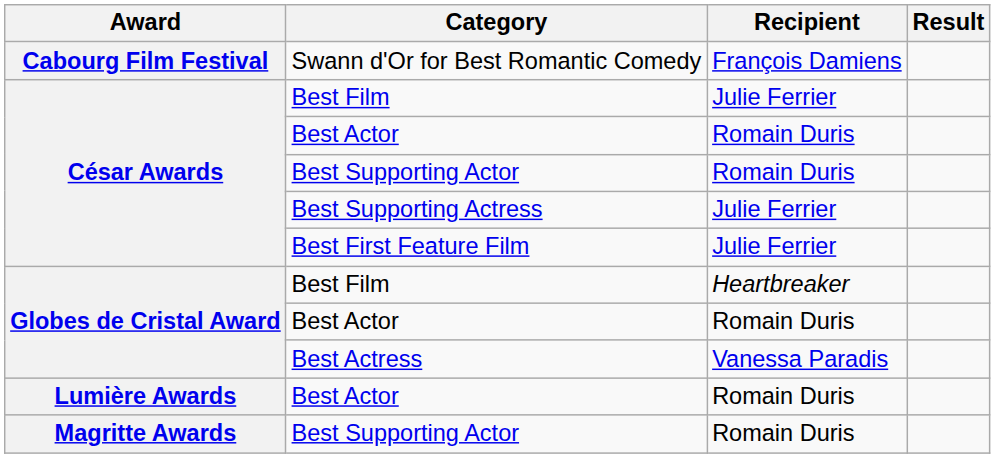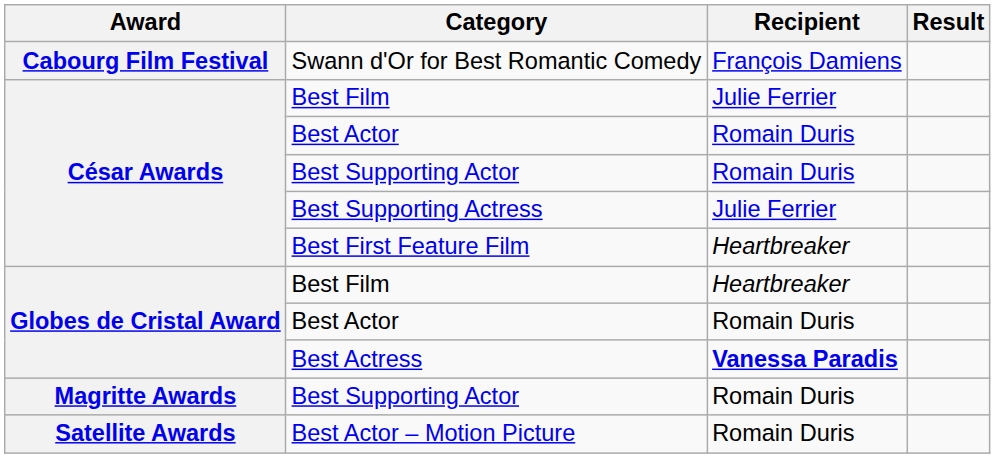(774, 246) Julie Ferrier -> (781, 246) Heartbreaker
(800, 358) normal -> (805, 358) bold
- row: (145, 396)
+ row: (145, 433)
